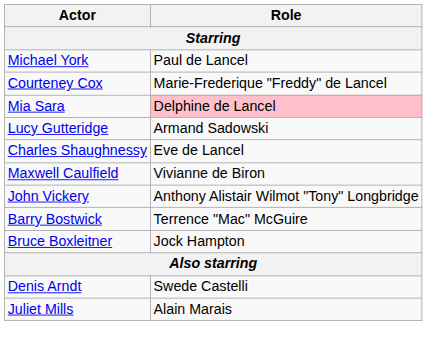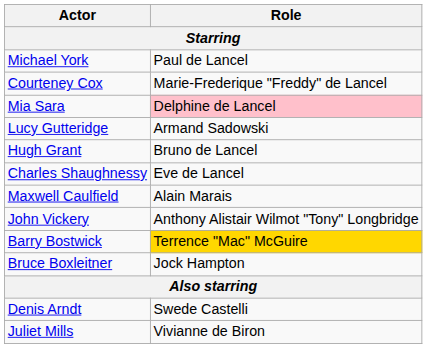+ row: (45, 151)
(209, 173) Vivianne de Biron -> (193, 196) Alain Marais
(231, 219) no background -> (231, 241) gold background
(193, 309) Alain Marais -> (209, 331) Vivianne de Biron
